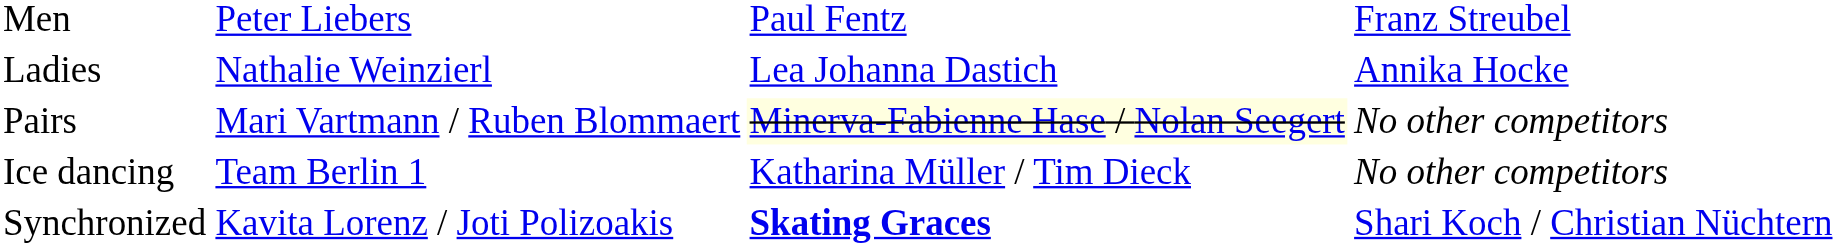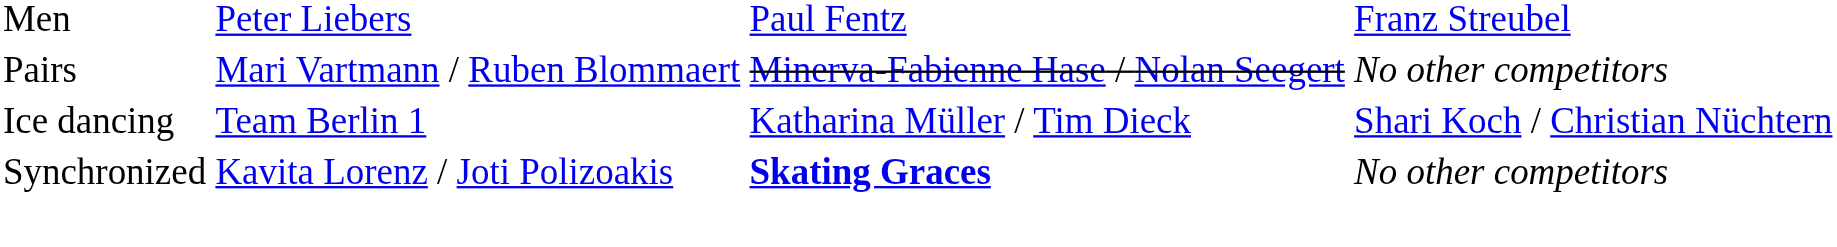- row: (52, 69)
(1047, 120) lightyellow background -> (1047, 69) no background
(1511, 171) No other competitors -> (1593, 120) Shari Koch / Christian Nüchtern
(1593, 222) Shari Koch / Christian Nüchtern -> (1511, 171) No other competitors
